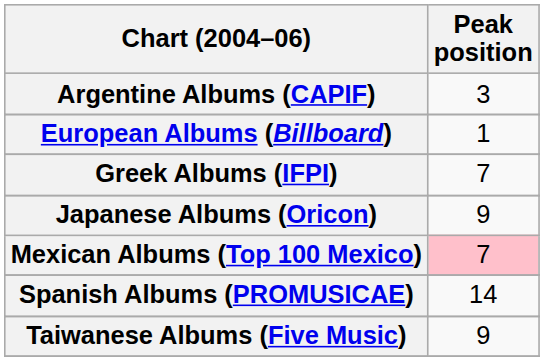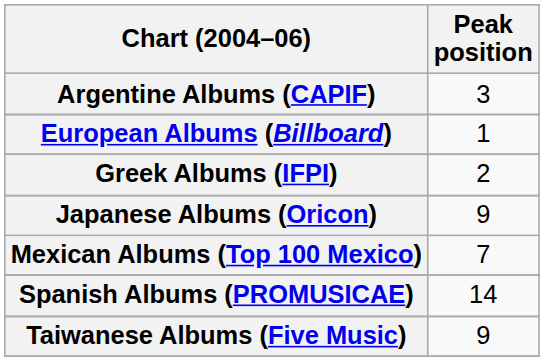(483, 174) 7 -> (483, 174) 2
(483, 255) pink background -> (483, 255) no background
